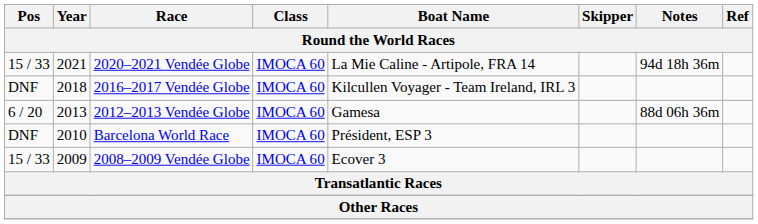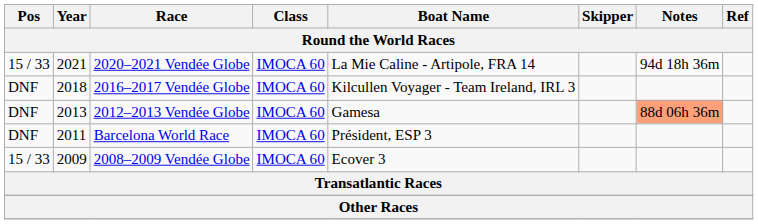(25, 111) 6 / 20 -> (23, 111) DNF
(680, 111) no background -> (680, 111) lightsalmon background
(72, 135) 2010 -> (71, 135) 2011
